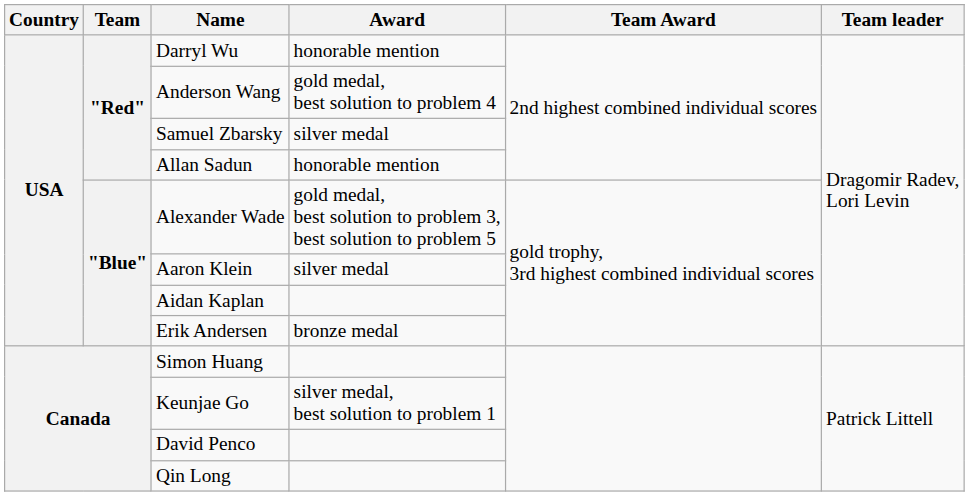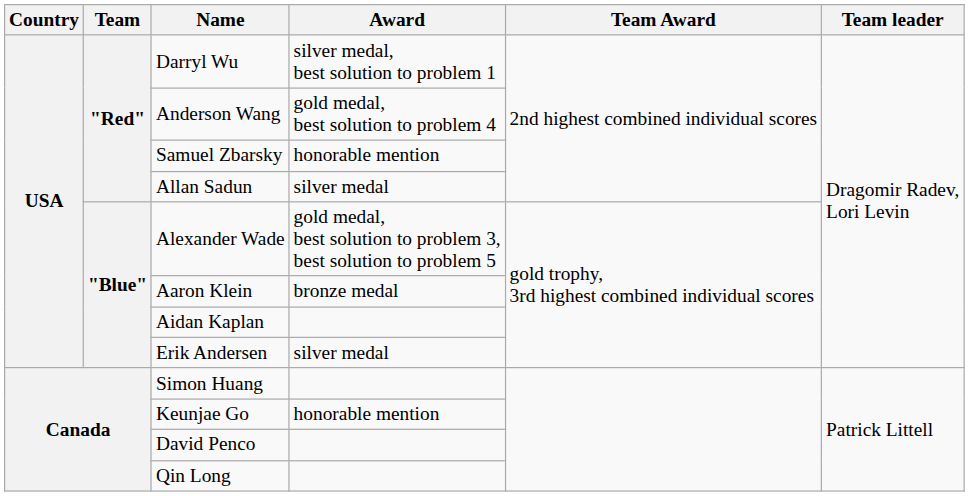(366, 50) honorable mention -> (395, 61) silver medal, best solution to problem 1
(341, 133) silver medal -> (366, 155) honorable mention
(366, 164) honorable mention -> (341, 186) silver medal
(341, 269) silver medal -> (346, 291) bronze medal
(346, 330) bronze medal -> (341, 352) silver medal
(395, 403) silver medal, best solution to problem 1 -> (366, 414) honorable mention
